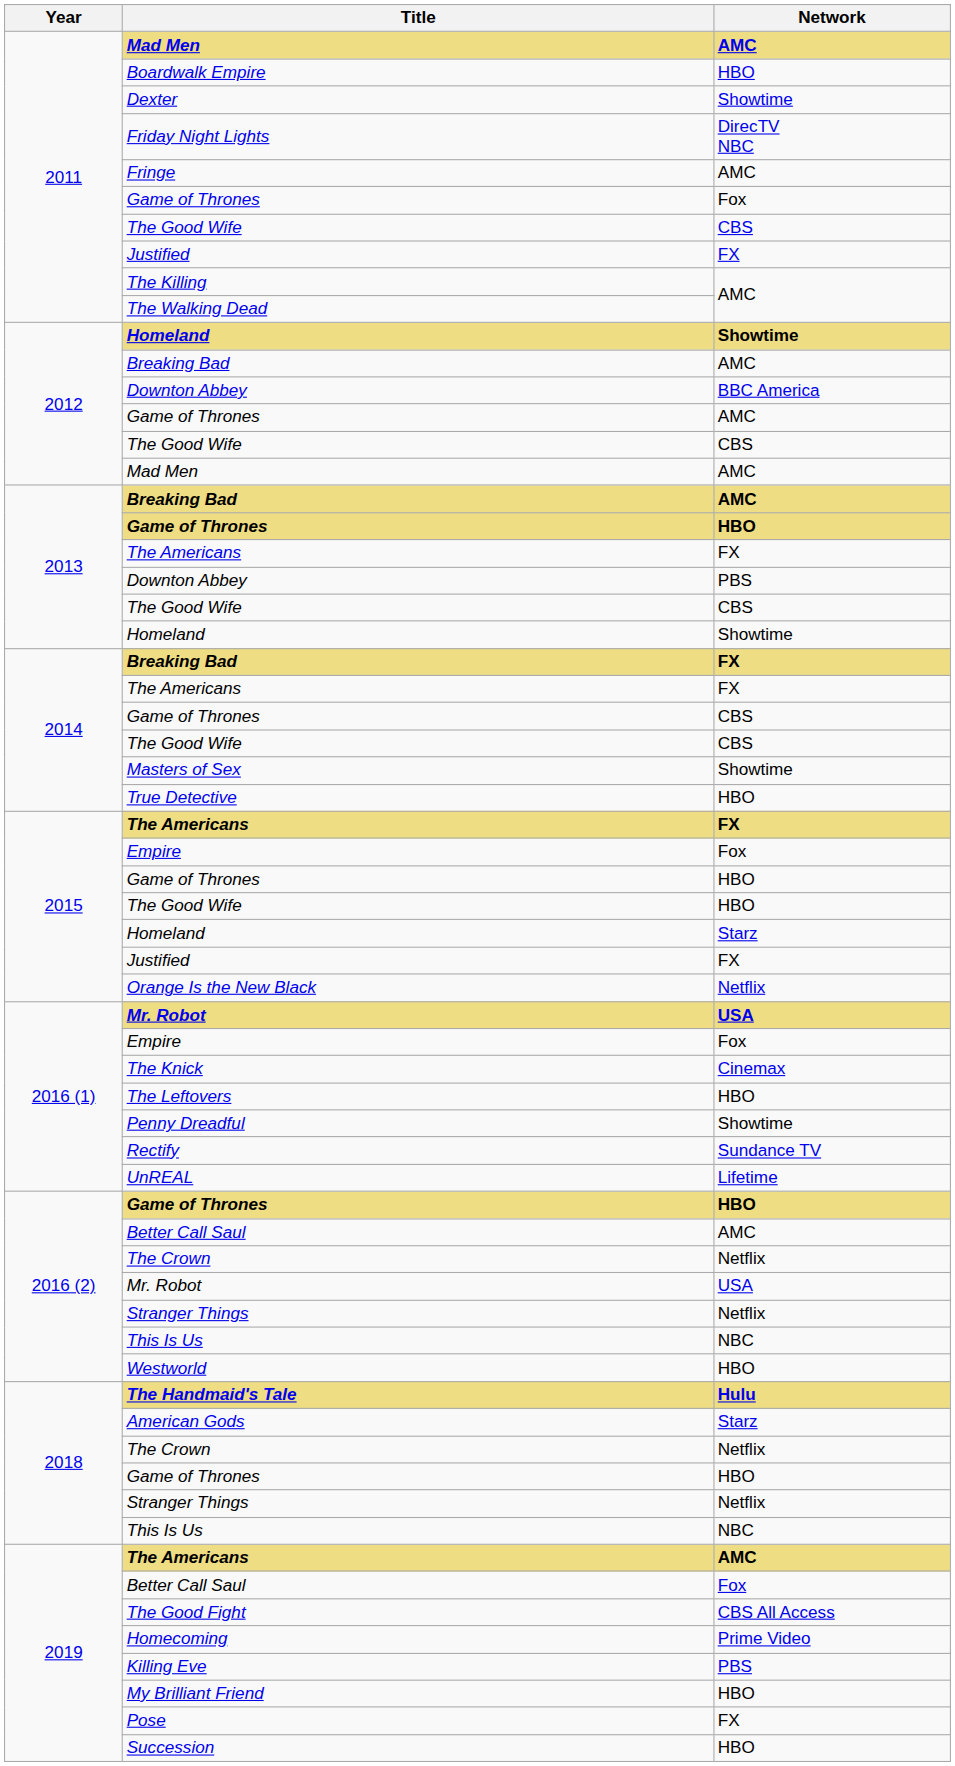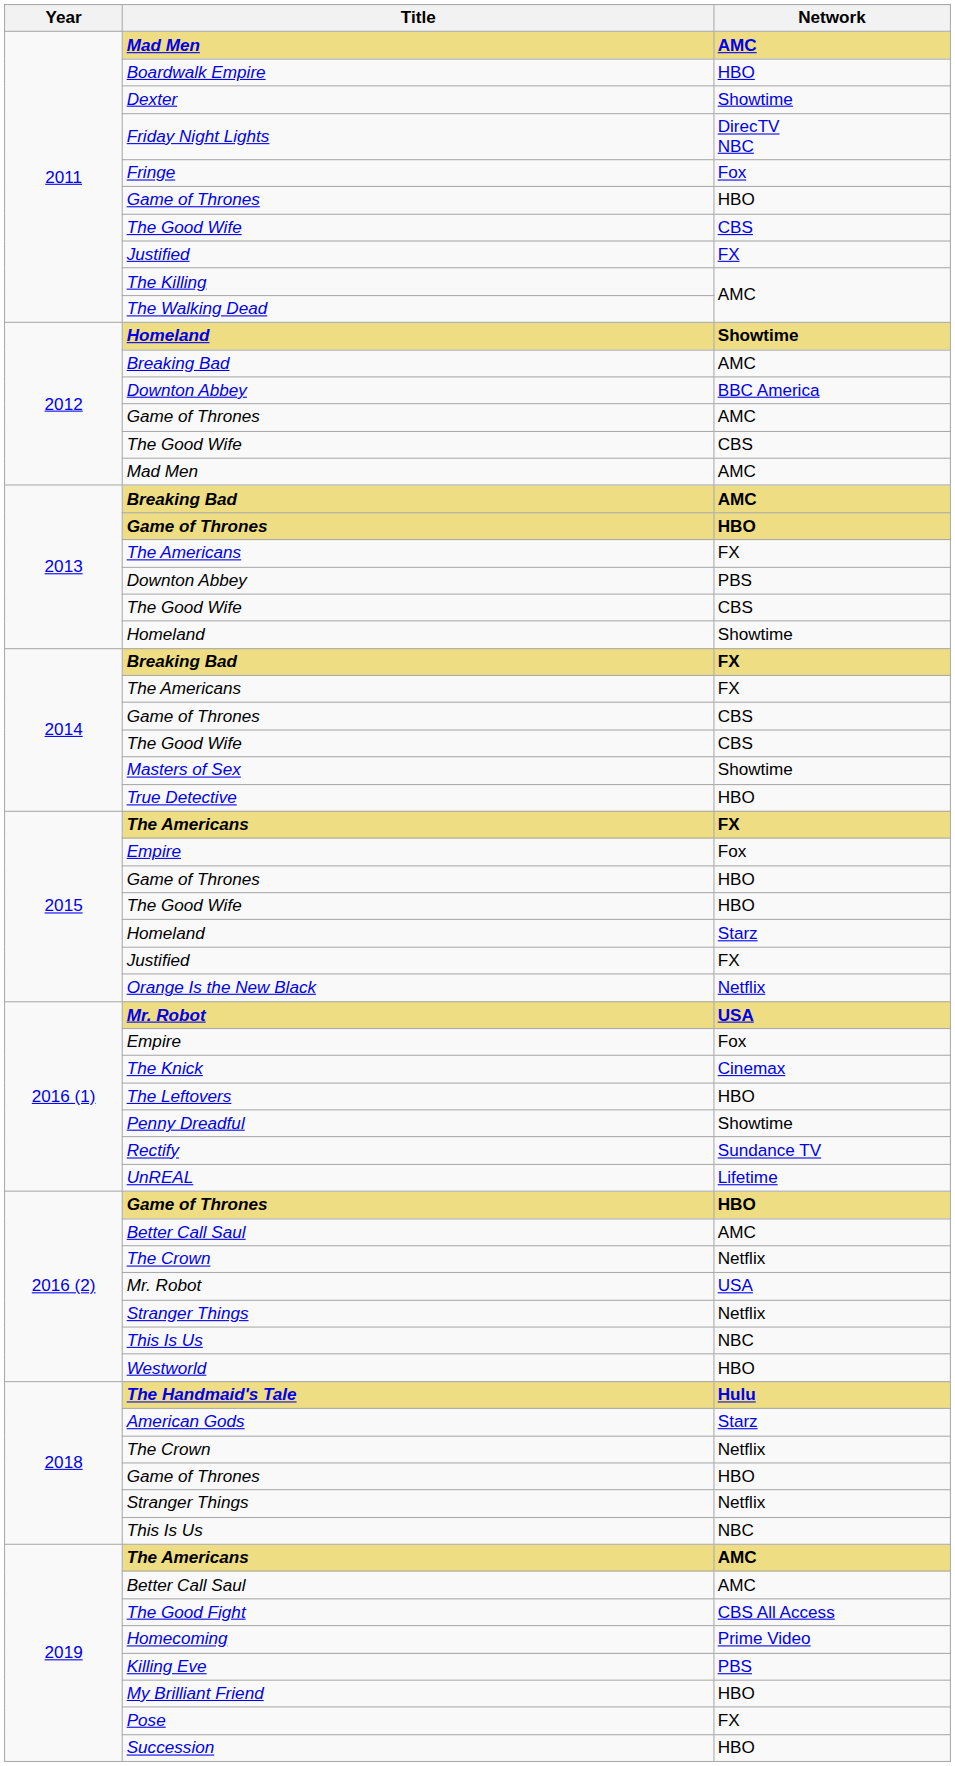(737, 173) AMC -> (732, 173) Fox
(732, 200) Fox -> (736, 200) HBO
(732, 1584) Fox -> (737, 1584) AMC
